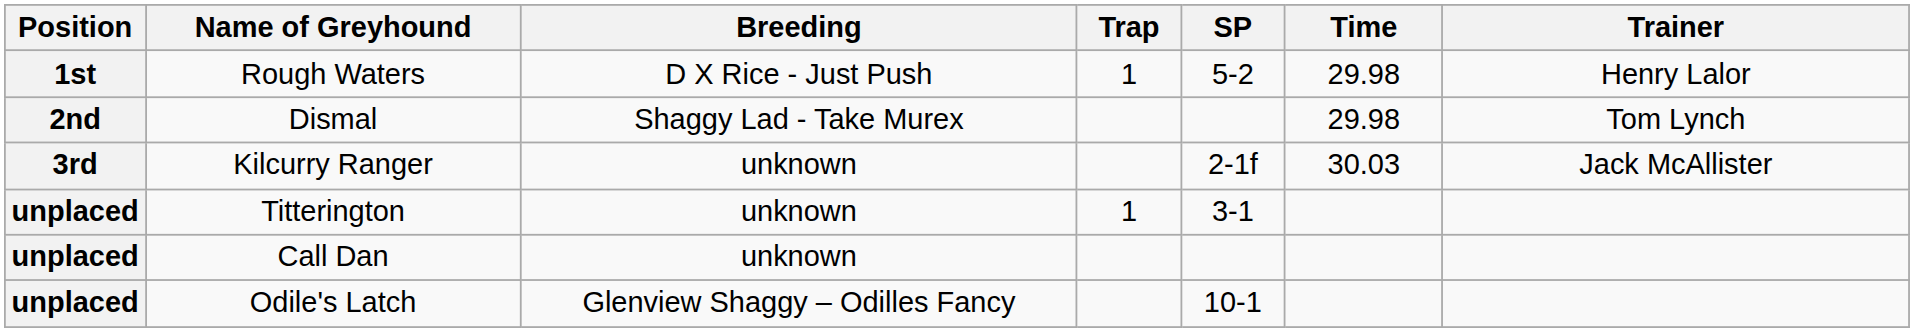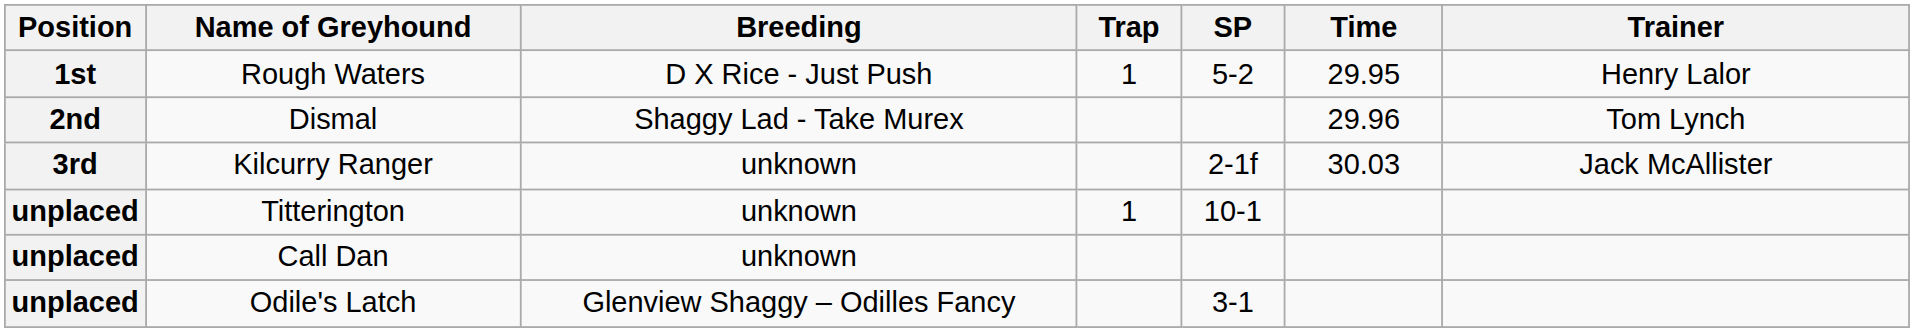(1364, 73) 29.98 -> (1364, 73) 29.95
(1364, 119) 29.98 -> (1364, 119) 29.96
(1233, 211) 3-1 -> (1233, 211) 10-1
(1233, 303) 10-1 -> (1233, 303) 3-1
